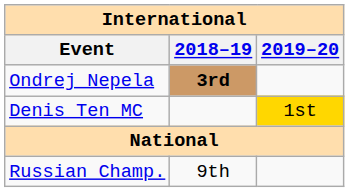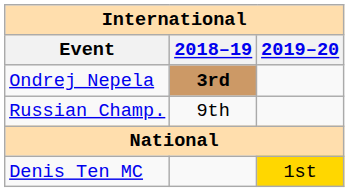rows swapped: (76, 111) <-> (87, 171)
